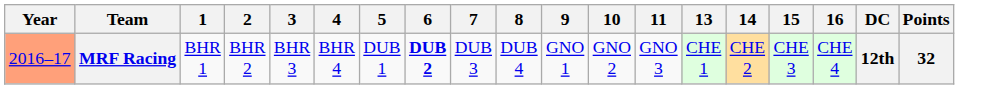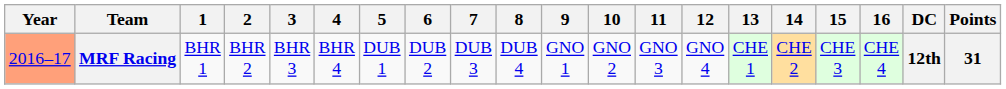+ column: (705, 18)
(428, 58) bold -> (428, 58) normal
(926, 58) 32 -> (973, 58) 31
